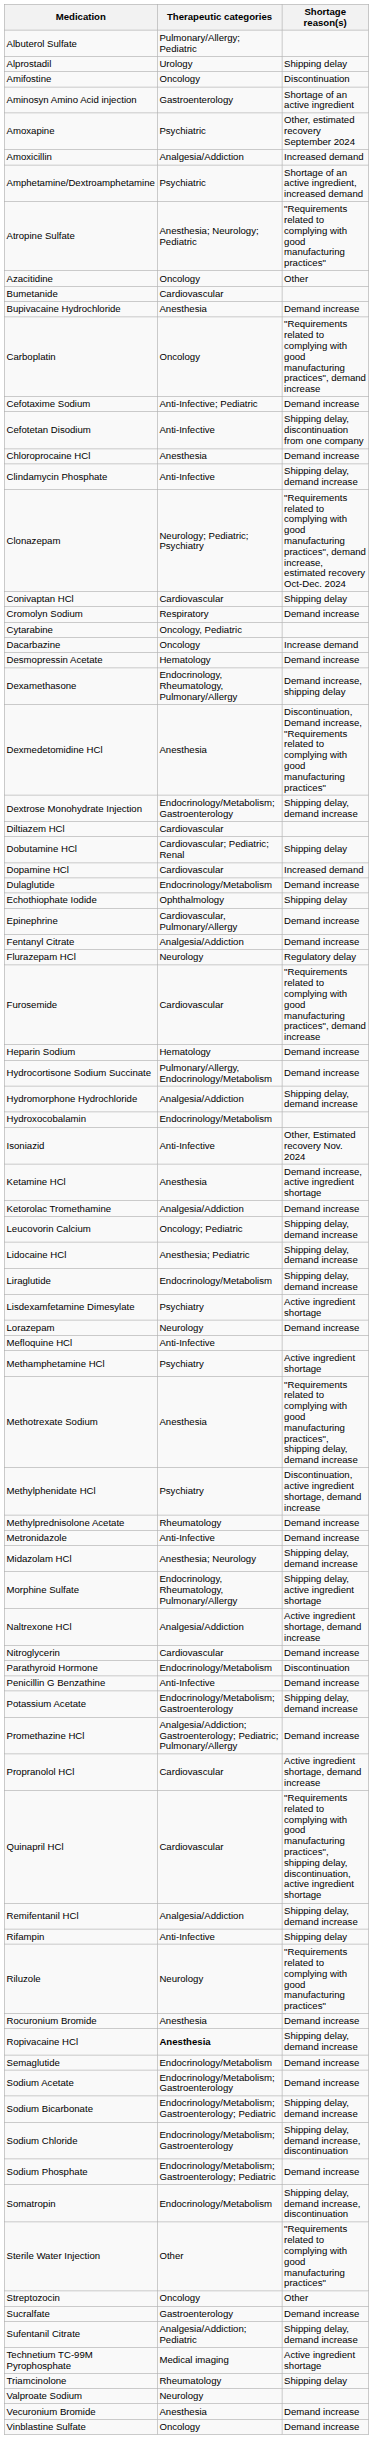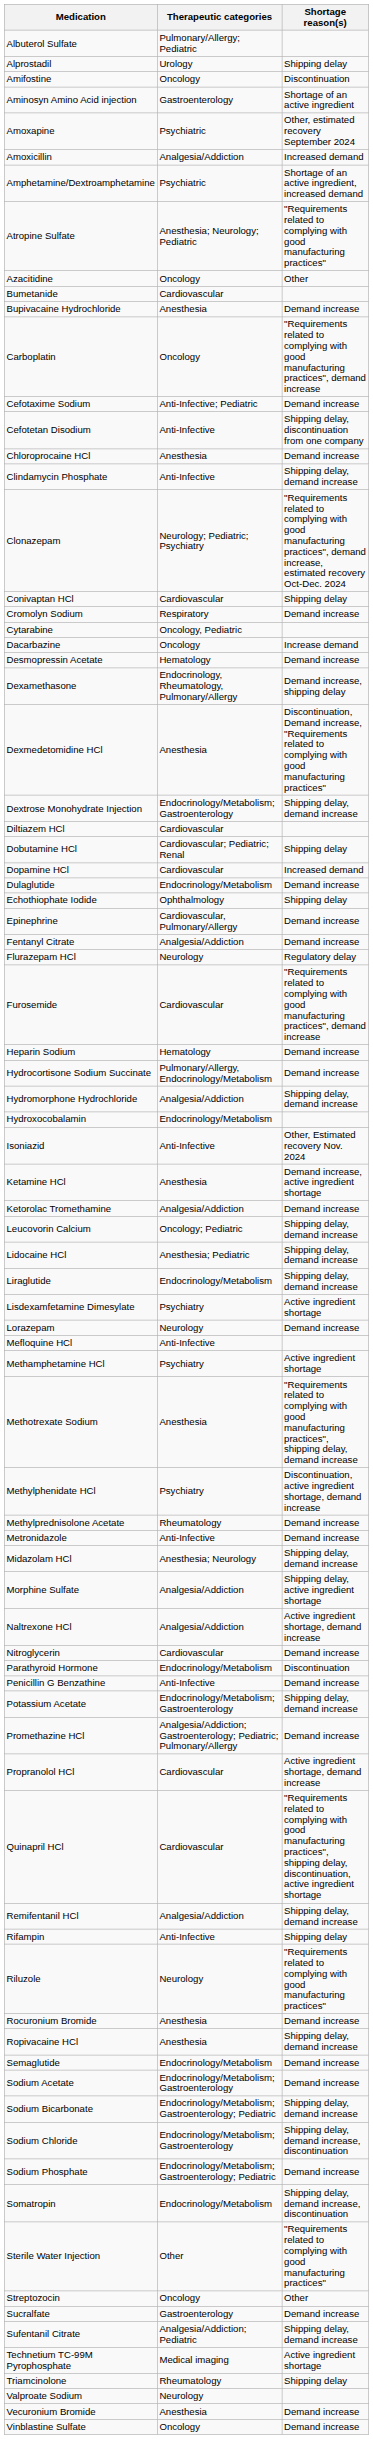(198, 1590) Endocrinology, Rheumatology, Pulmonary/Allergy -> (202, 1590) Analgesia/Addiction
(185, 2041) bold -> (183, 2041) normal
